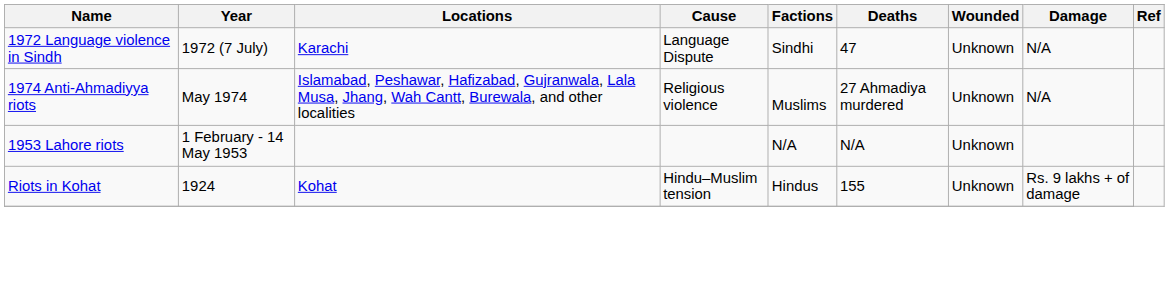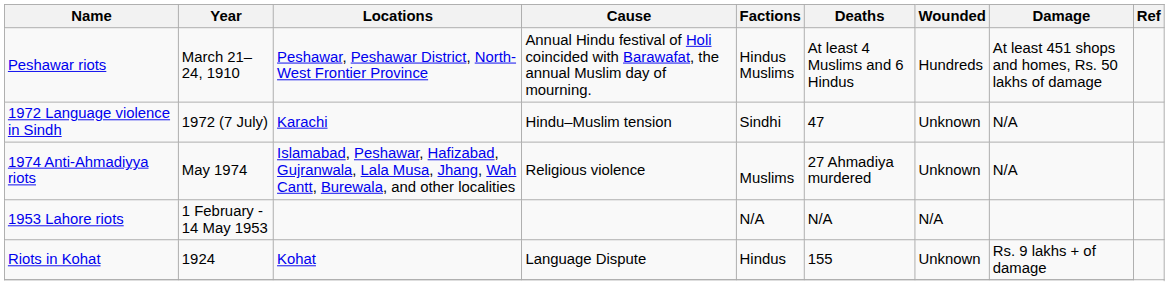+ row: (57, 65)
(696, 48) Language Dispute -> (599, 122) Hindu–Muslim tension
(983, 145) Unknown -> (931, 219) N/A
(710, 186) Hindu–Muslim tension -> (586, 259) Language Dispute
